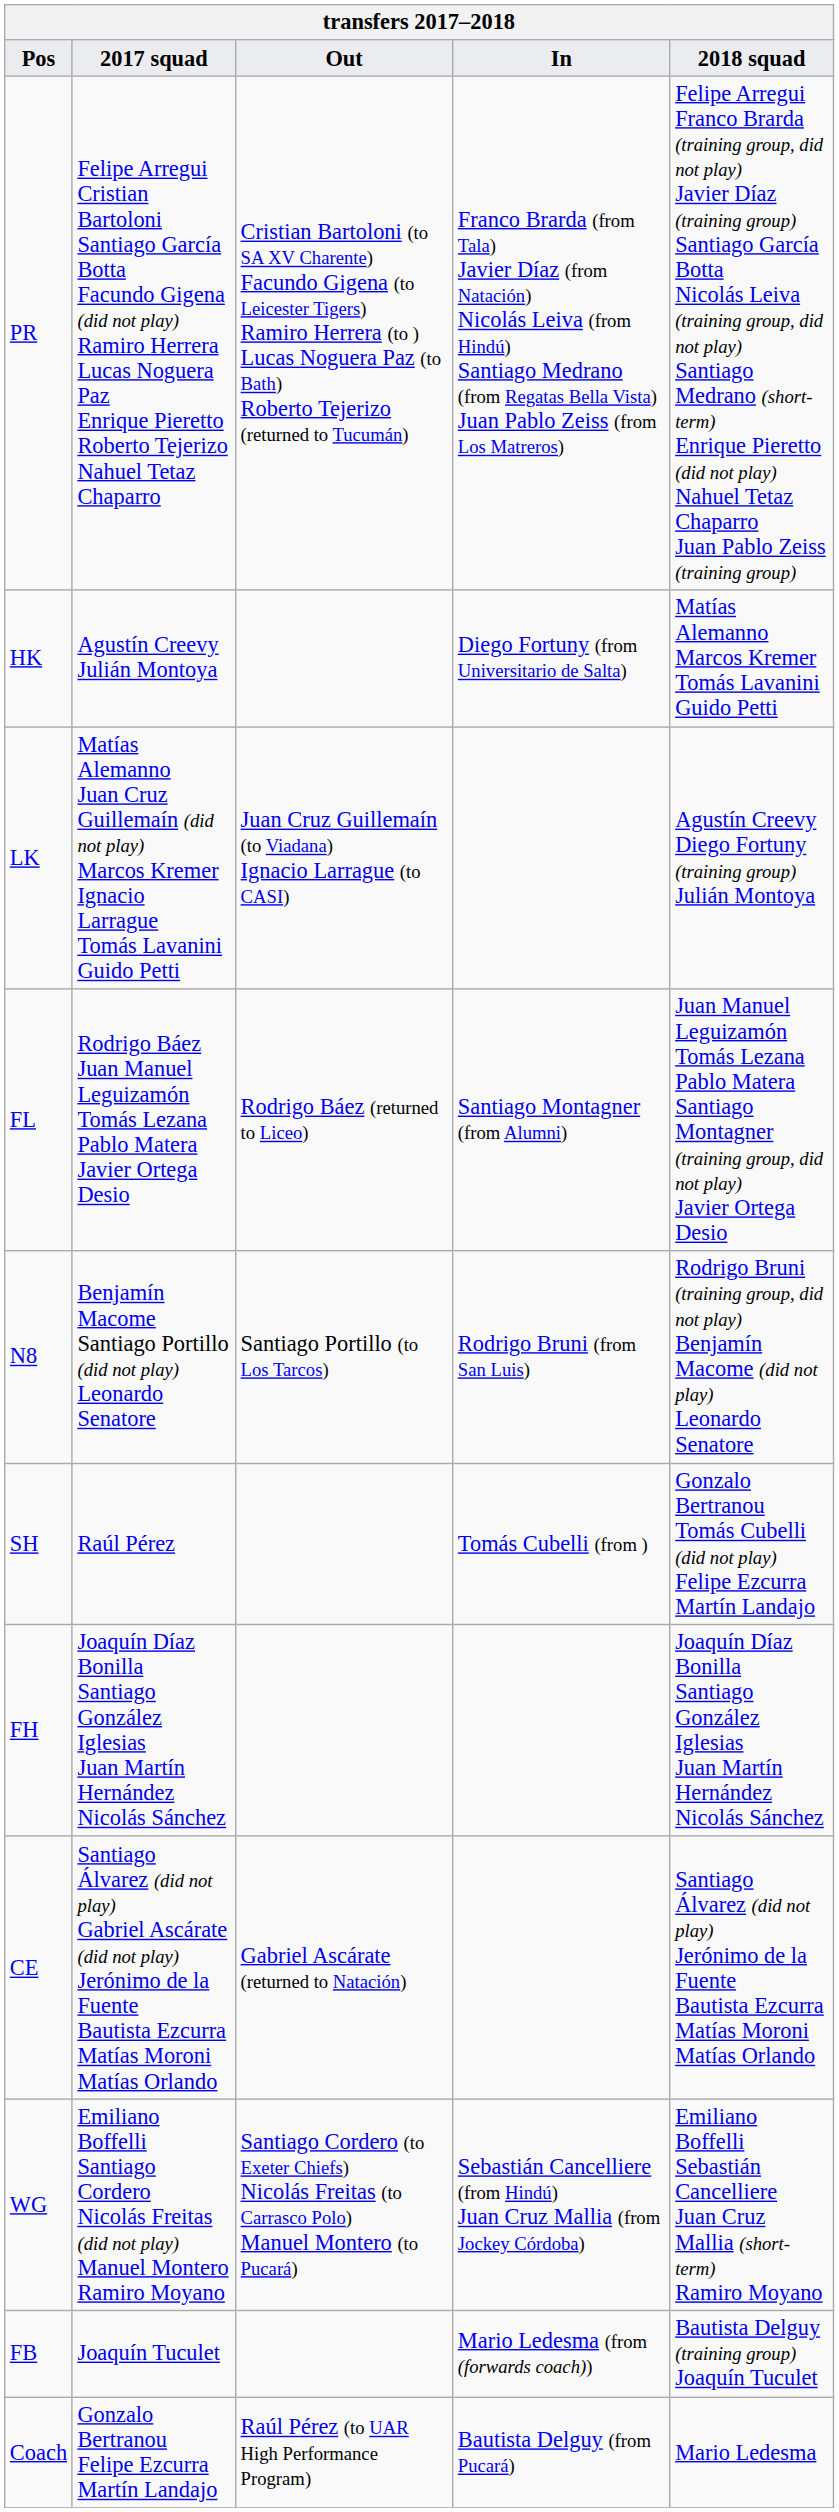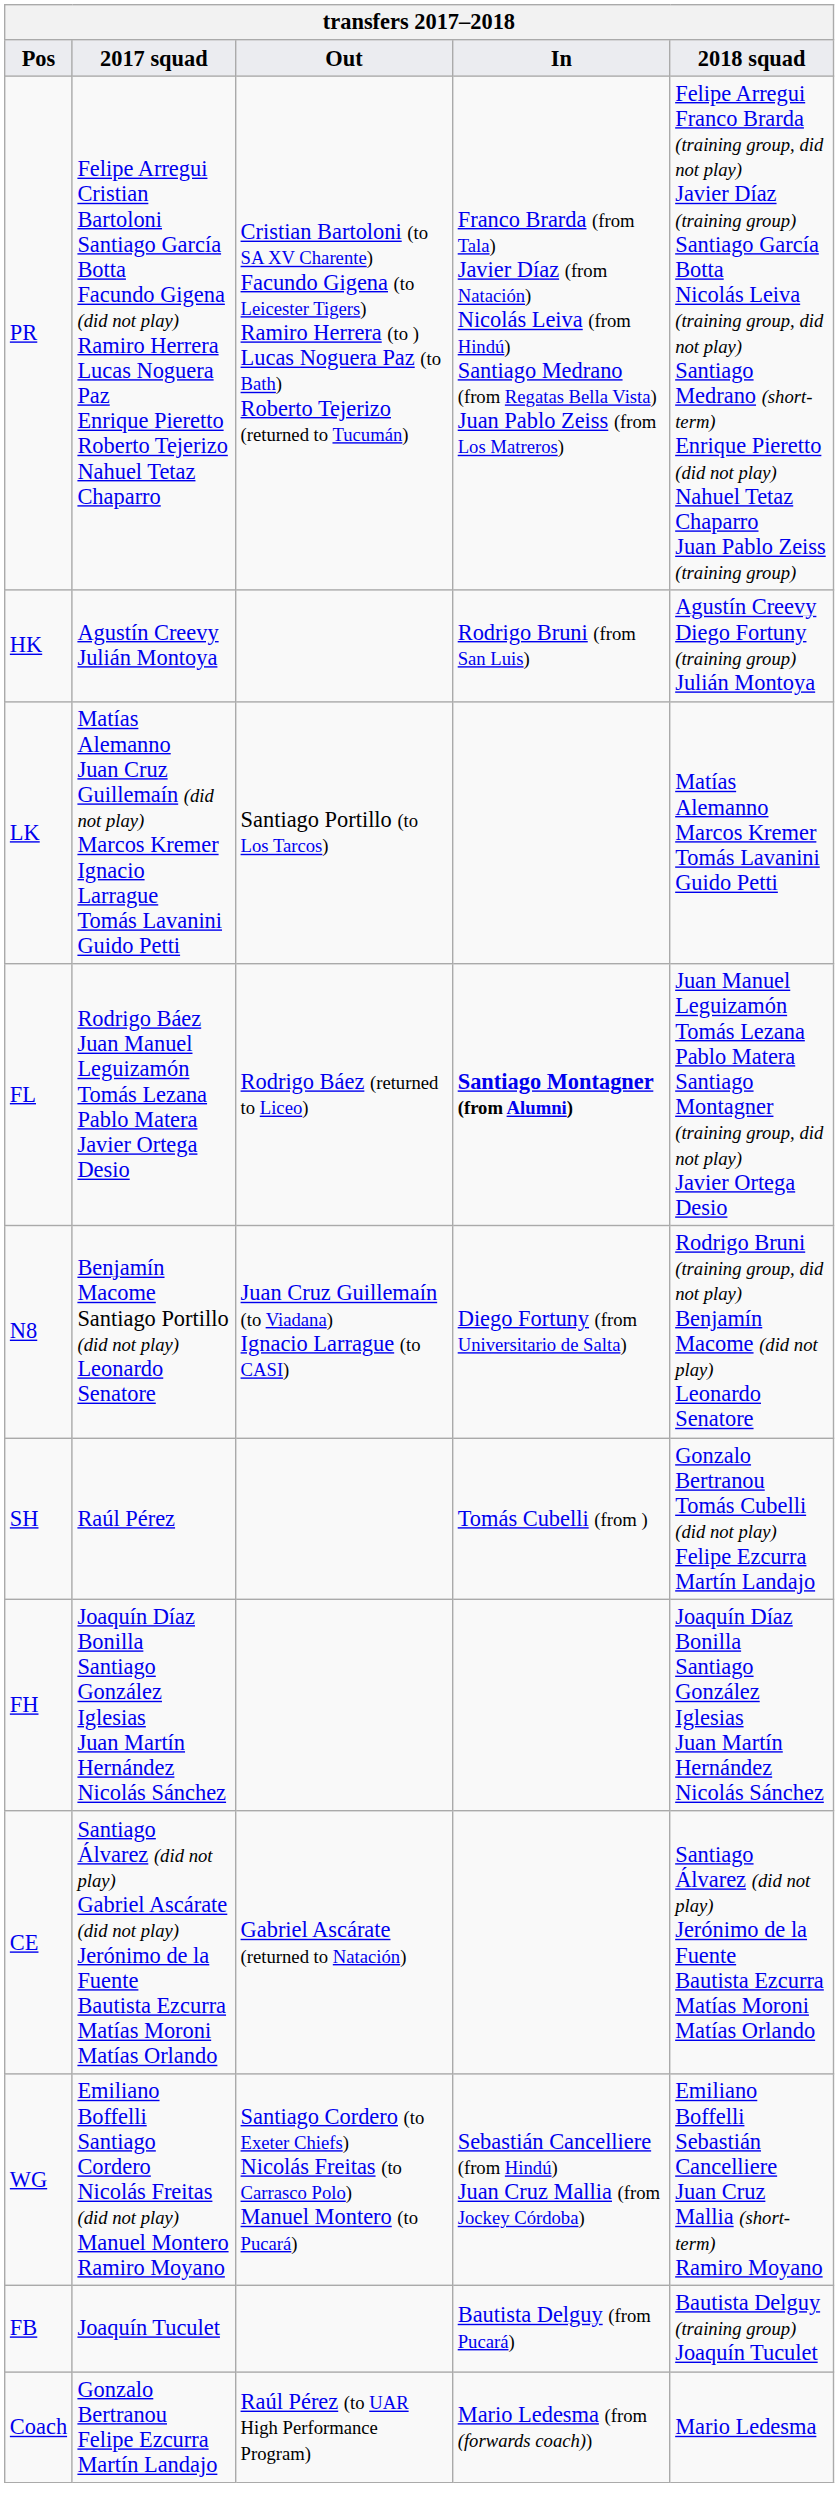(548, 658) Diego Fortuny (from Universitario de Salta) -> (547, 645) Rodrigo Bruni (from San Luis)
(747, 658) Matías Alemanno Marcos Kremer Tomás Lavanini Guido Petti -> (746, 645) Agustín Creevy Diego Fortuny (training group) Julián Montoya
(339, 857) Juan Cruz Guillemaín (to Viadana) Ignacio Larrague (to CASI) -> (329, 832) Santiago Portillo (to Los Tarcos)
(746, 857) Agustín Creevy Diego Fortuny (training group) Julián Montoya -> (747, 832) Matías Alemanno Marcos Kremer Tomás Lavanini Guido Petti
(549, 1119) normal -> (556, 1094) bold
(329, 1356) Santiago Portillo (to Los Tarcos) -> (339, 1331) Juan Cruz Guillemaín (to Viadana) Ignacio Larrague (to CASI)
(547, 1356) Rodrigo Bruni (from San Luis) -> (547, 1331) Diego Fortuny (from Universitario de Salta)
(552, 2353) Mario Ledesma (from (forwards coach)) -> (554, 2328) Bautista Delguy (from Pucará)
(554, 2451) Bautista Delguy (from Pucará) -> (552, 2426) Mario Ledesma (from (forwards coach))
